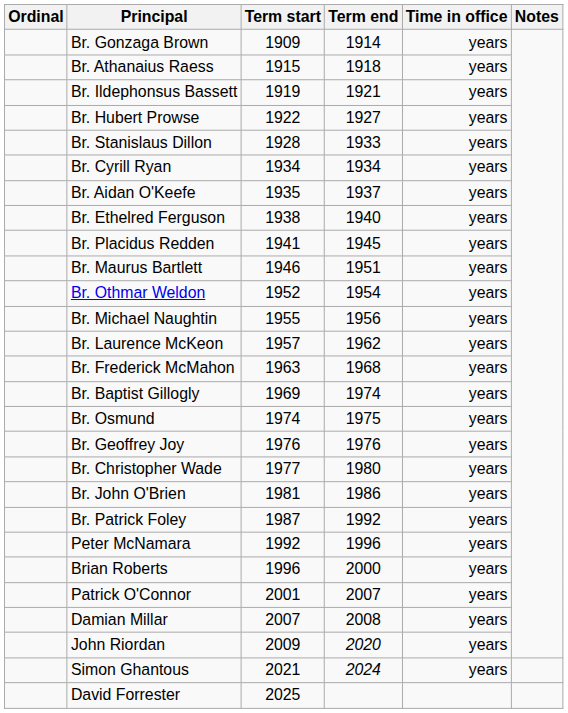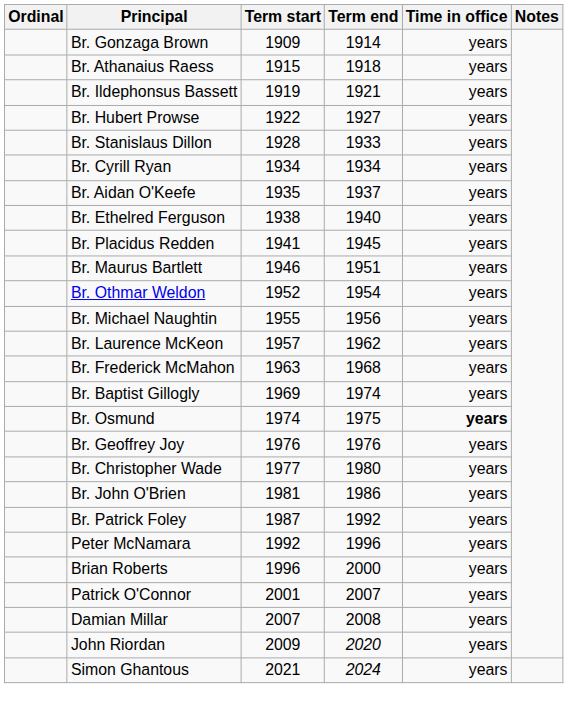(488, 419) normal -> (487, 419) bold
- row: (125, 695)
